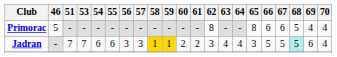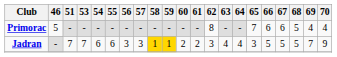(254, 28) 8 -> (254, 28) 7
(296, 44) paleturquoise background -> (296, 44) no background
(311, 44) 6 -> (311, 44) 7
(325, 44) 4 -> (325, 44) 9
